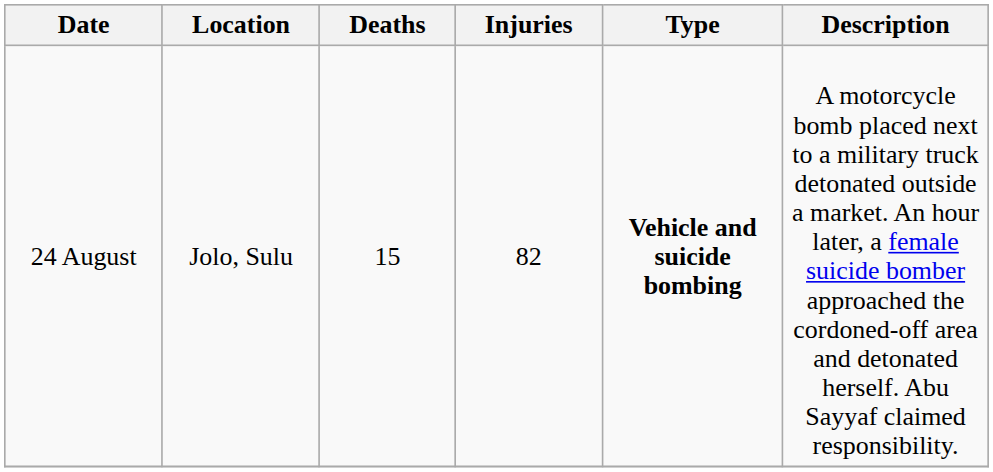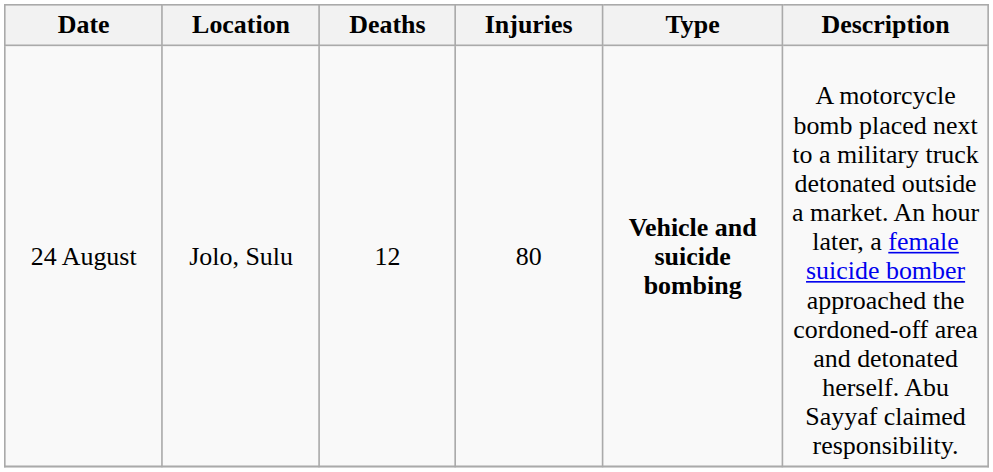(387, 255) 15 -> (387, 255) 12
(529, 255) 82 -> (529, 255) 80
